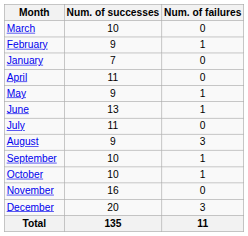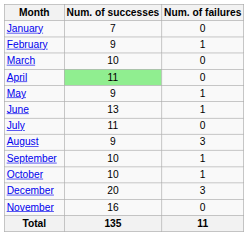rows swapped: (25, 61) <-> (21, 28)
(113, 77) no background -> (113, 77) lightgreen background
rows swapped: (30, 191) <-> (30, 207)
